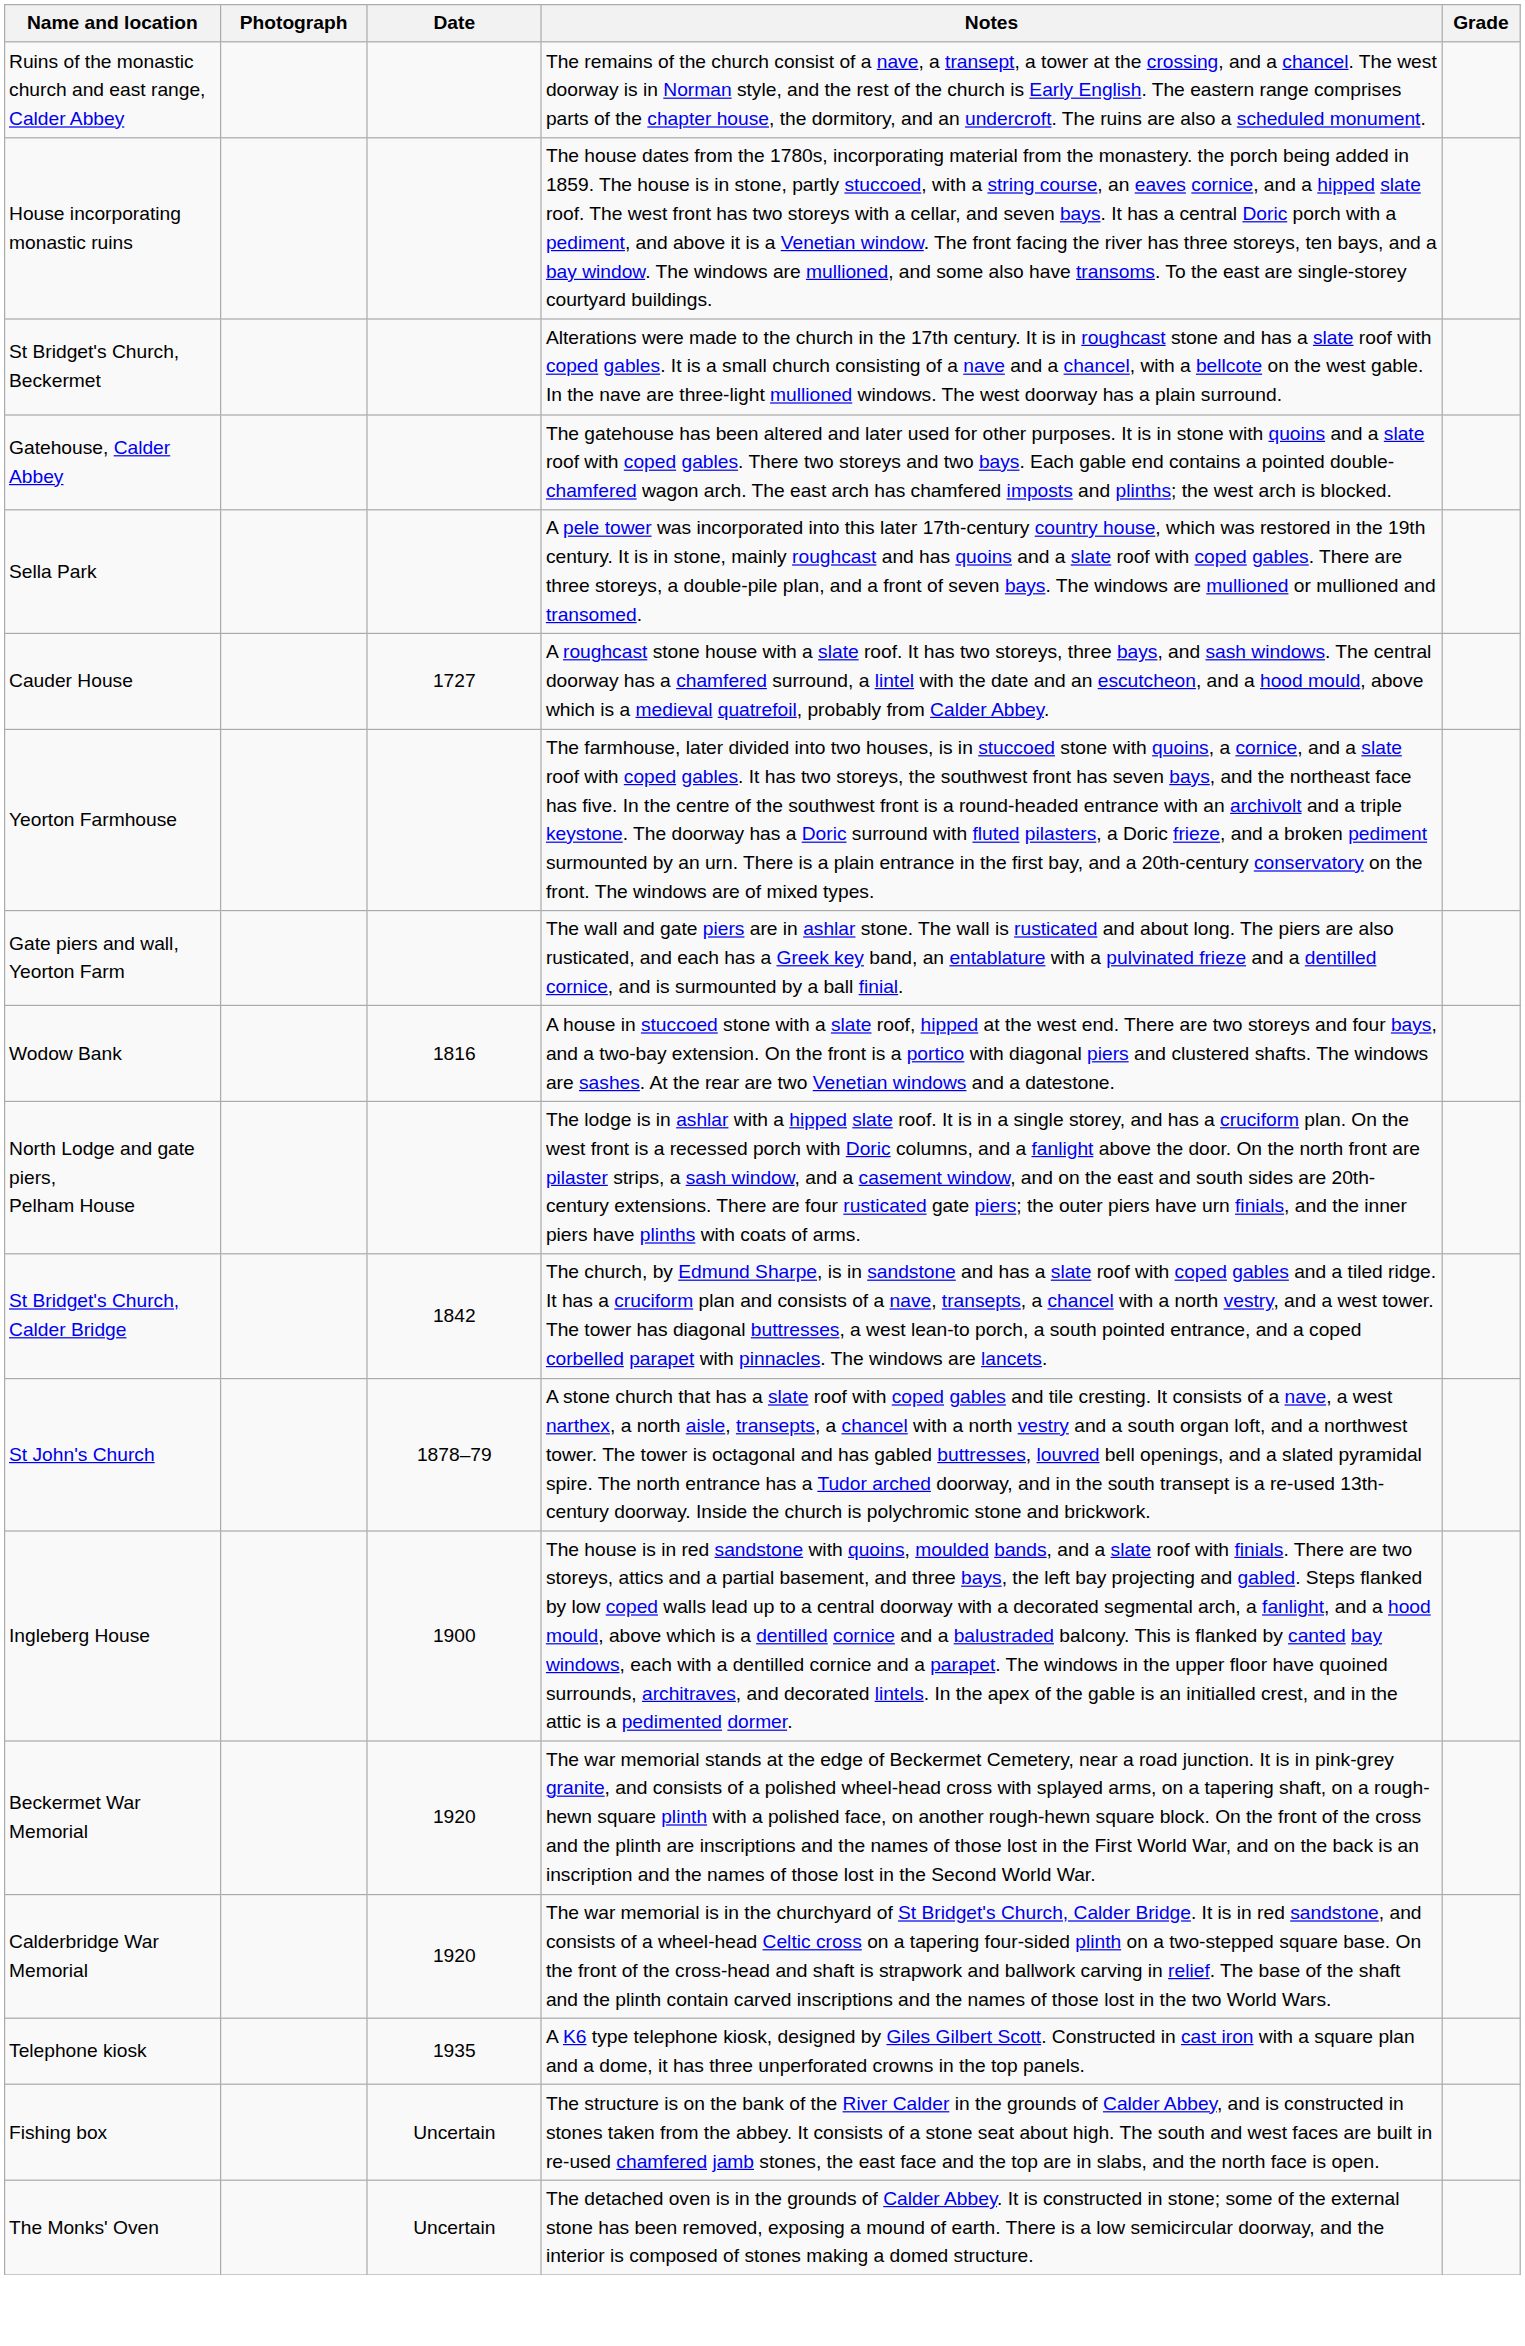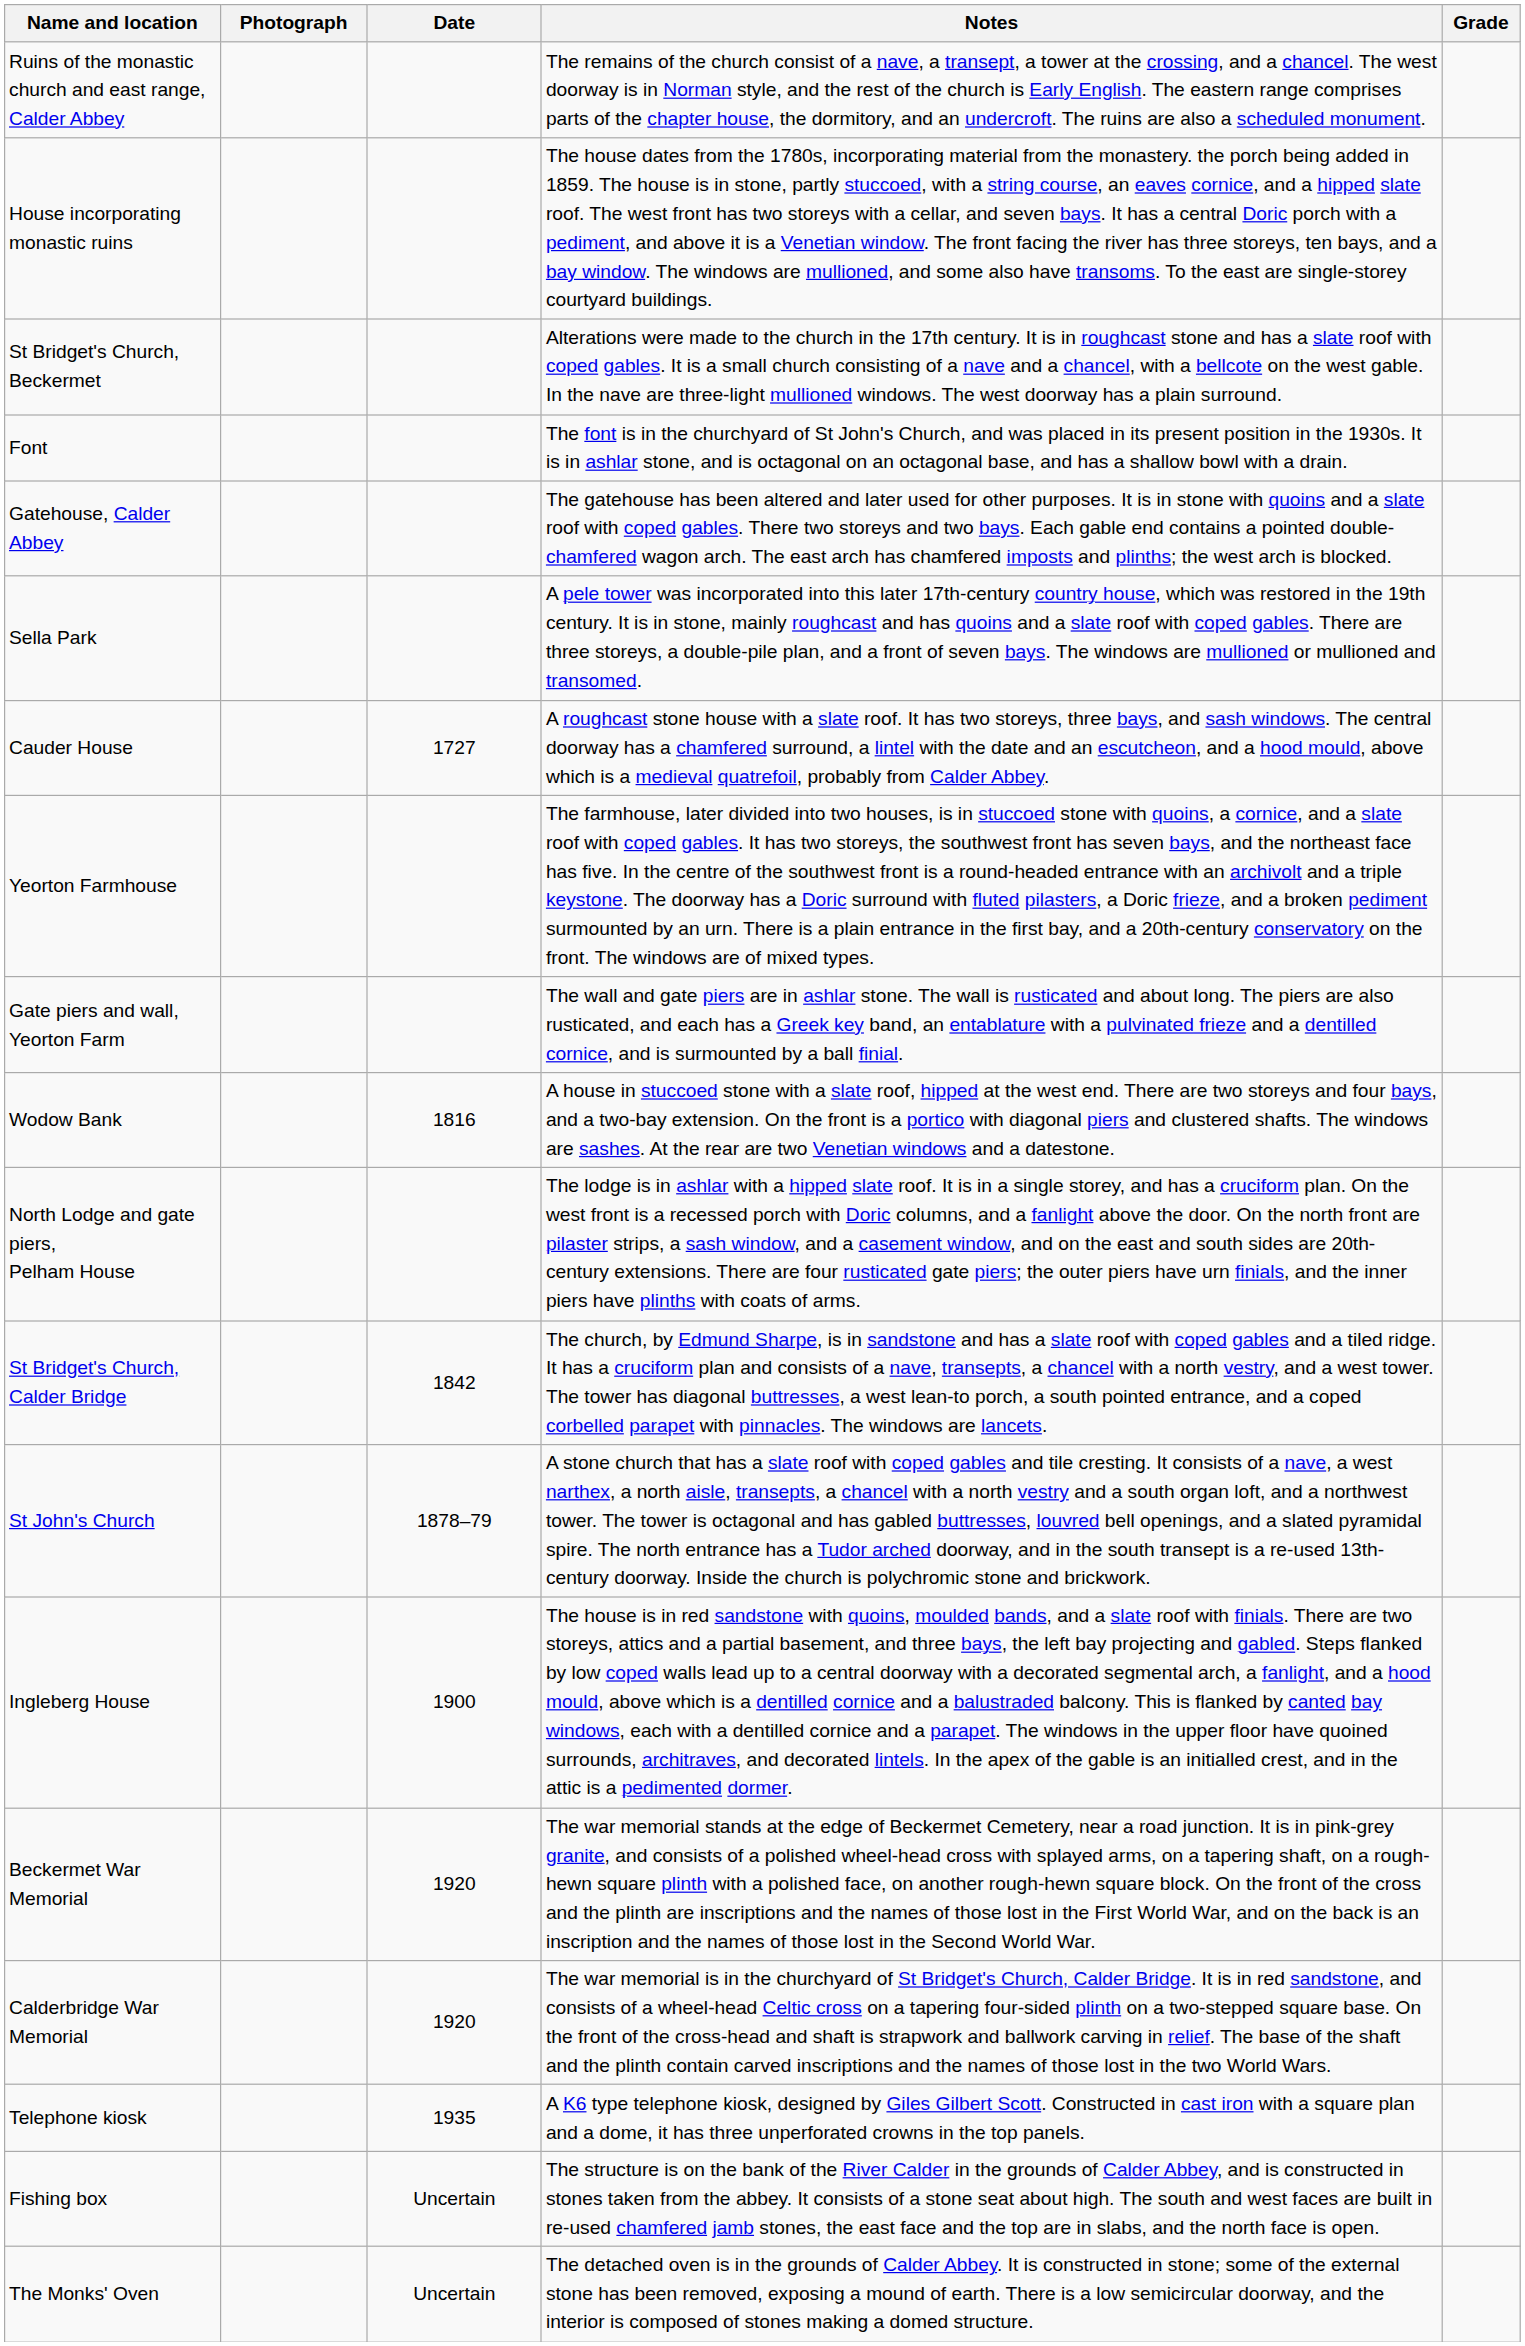+ row: (28, 447)
